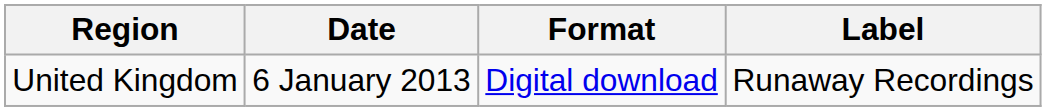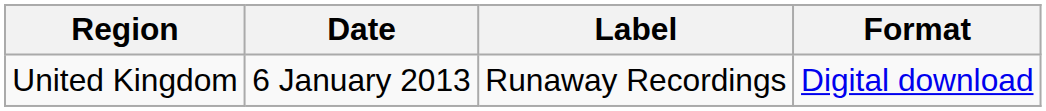columns swapped: (602, 29) <-> (883, 29)
